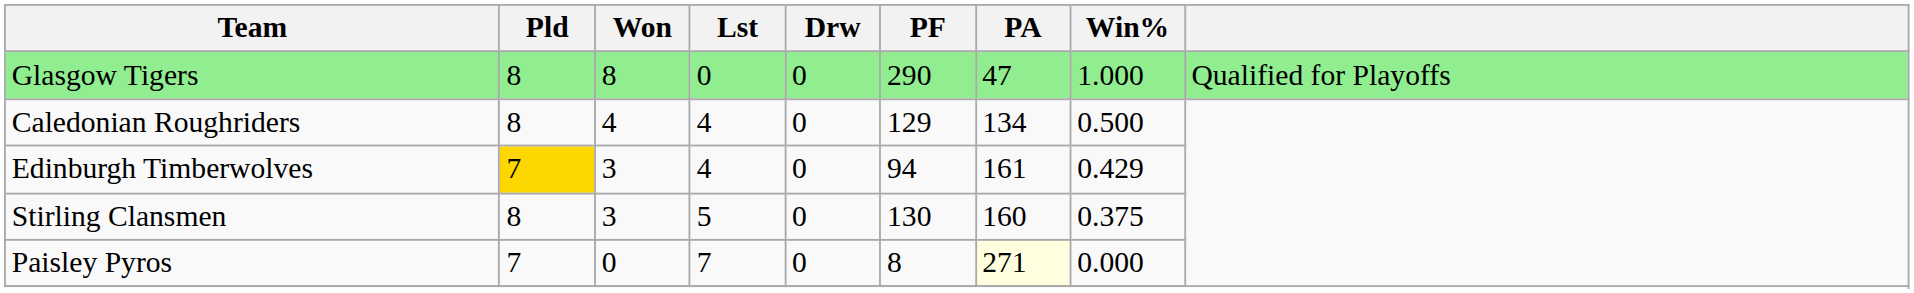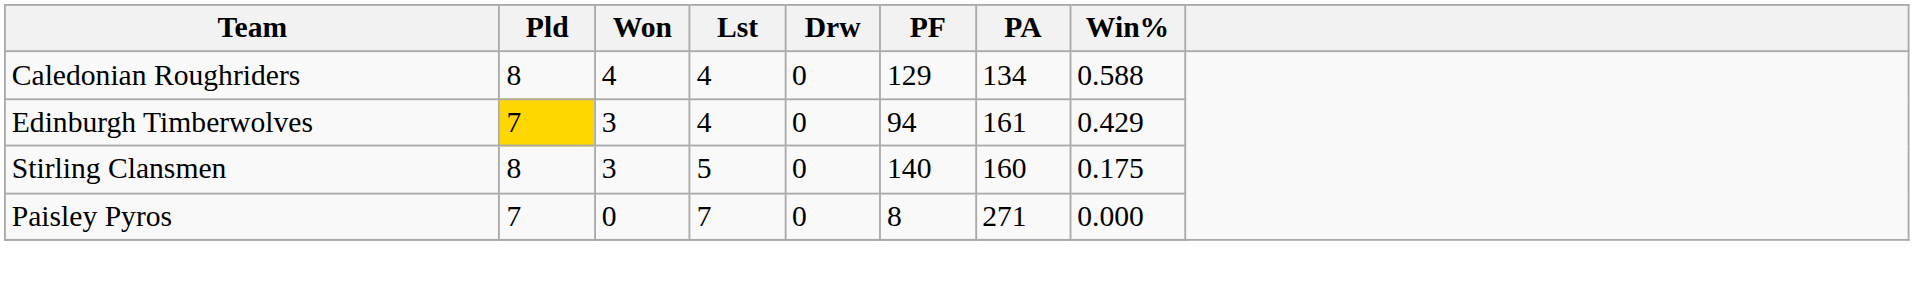- row: (105, 74)
(1111, 121) 0.500 -> (1111, 74) 0.588
(909, 215) 130 -> (909, 168) 140
(1111, 215) 0.375 -> (1111, 168) 0.175
(1004, 262) lightyellow background -> (1004, 215) no background
